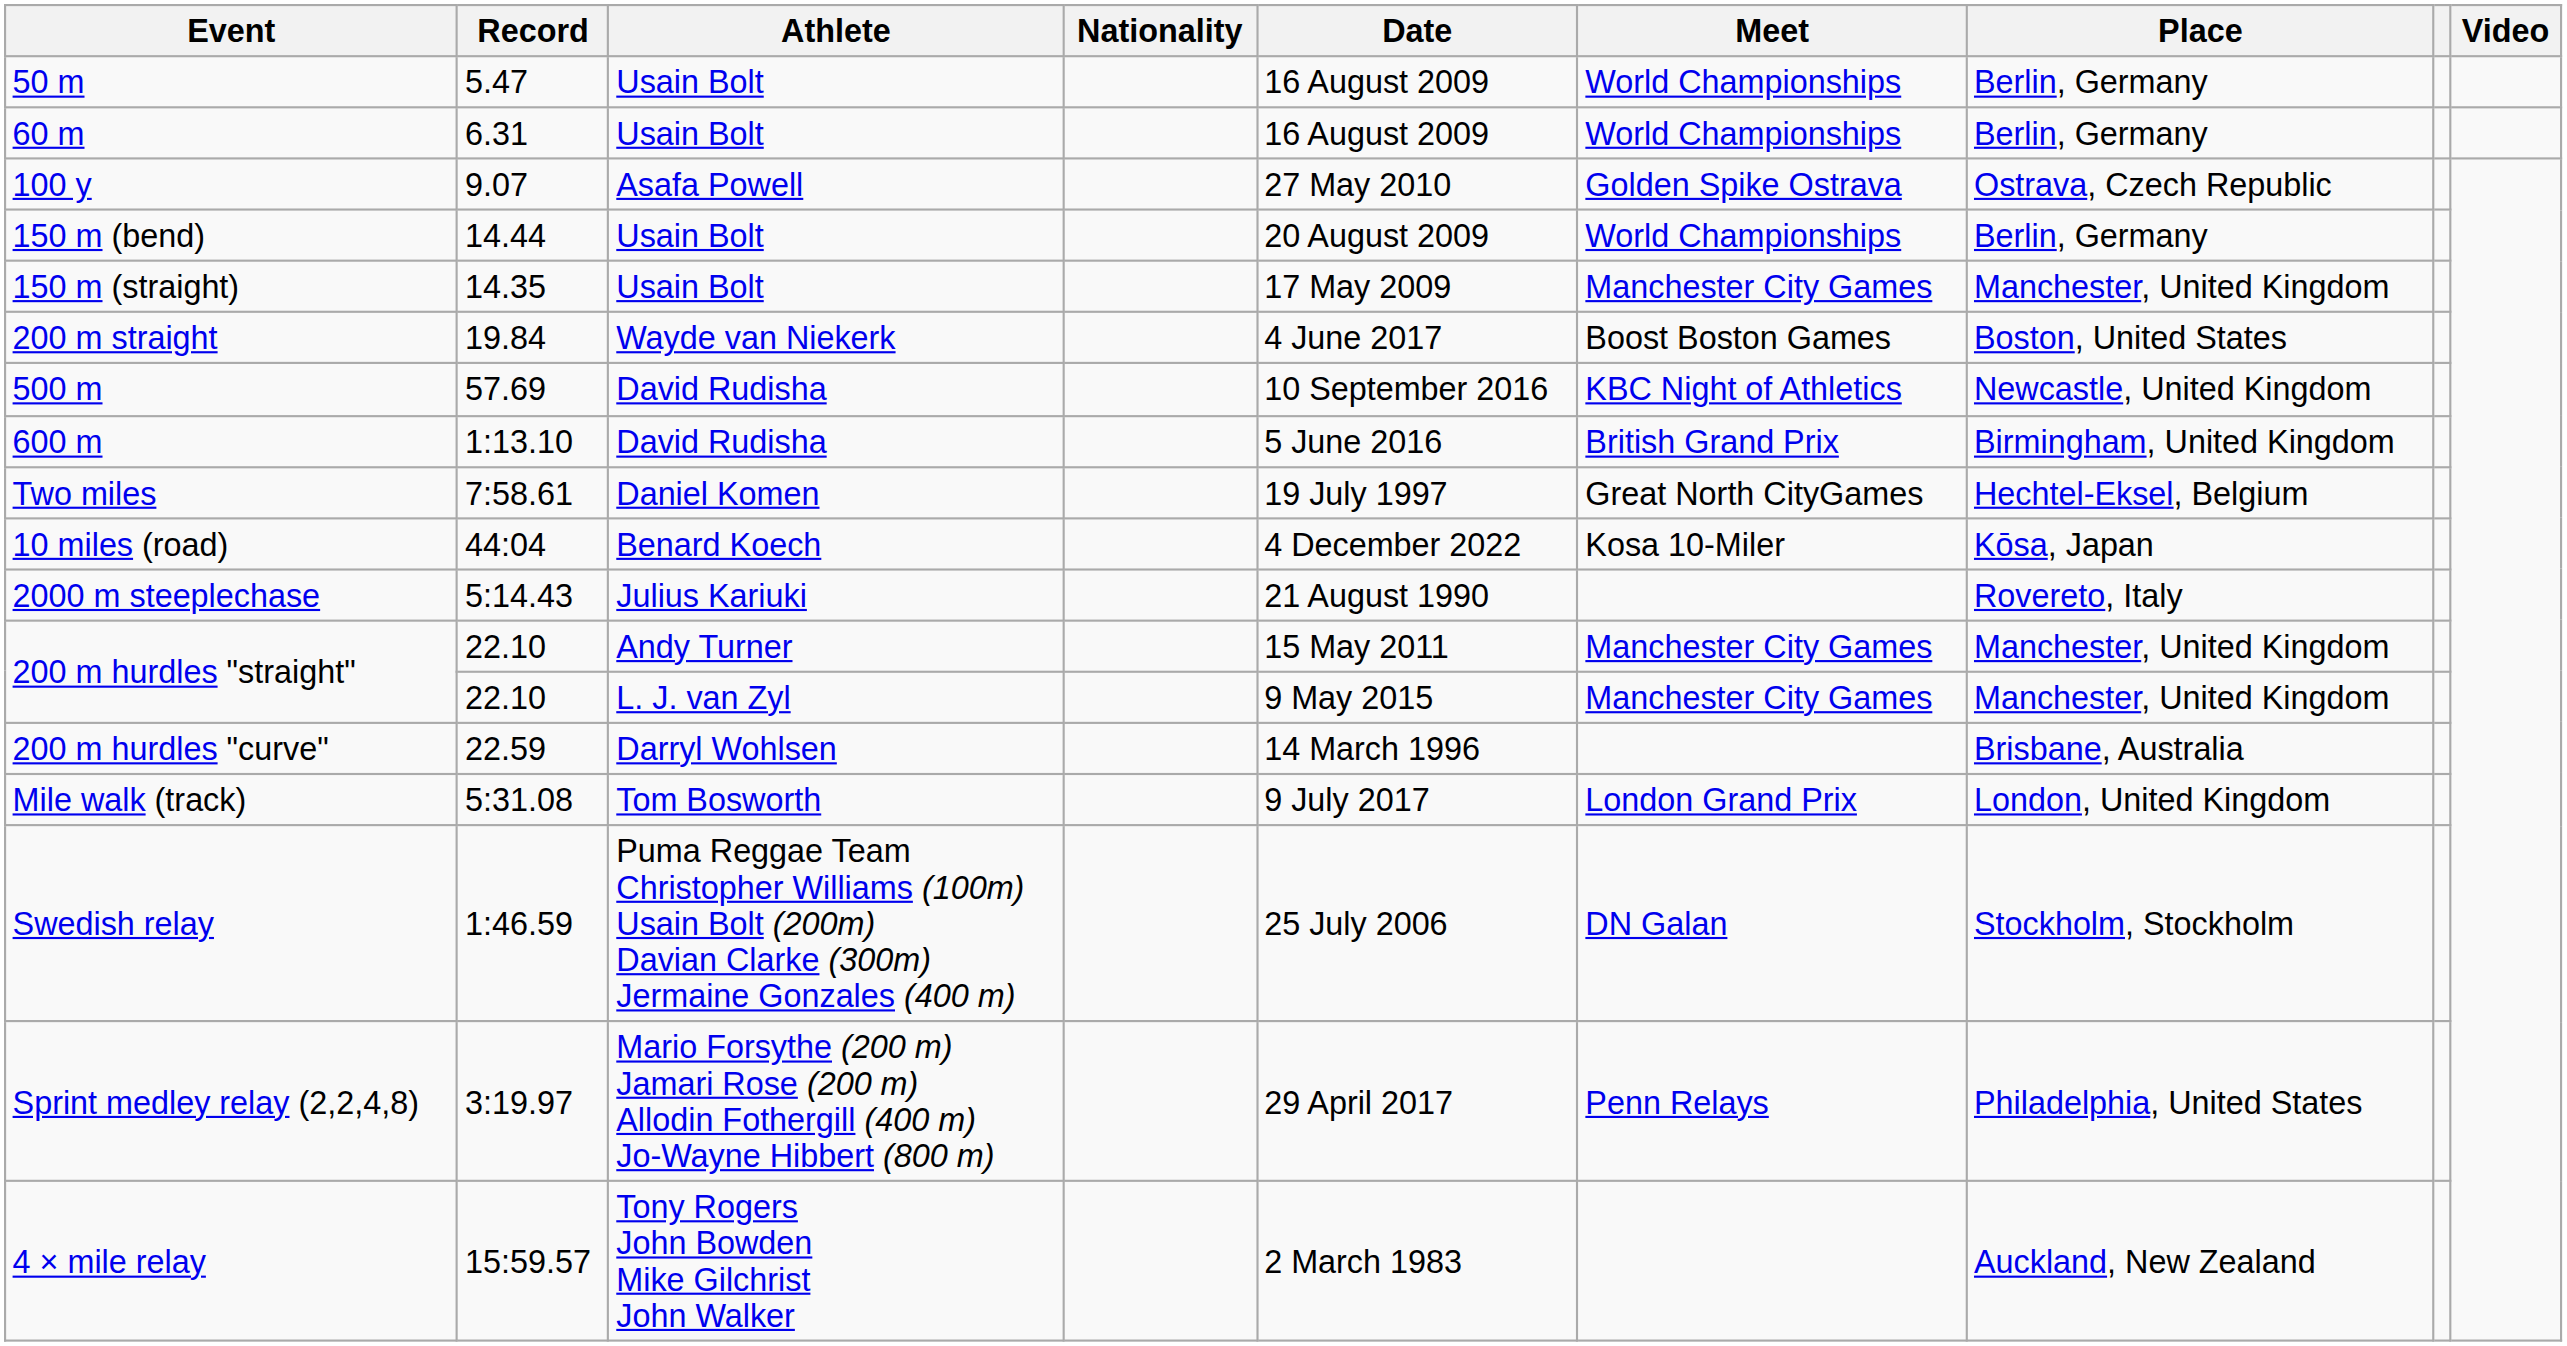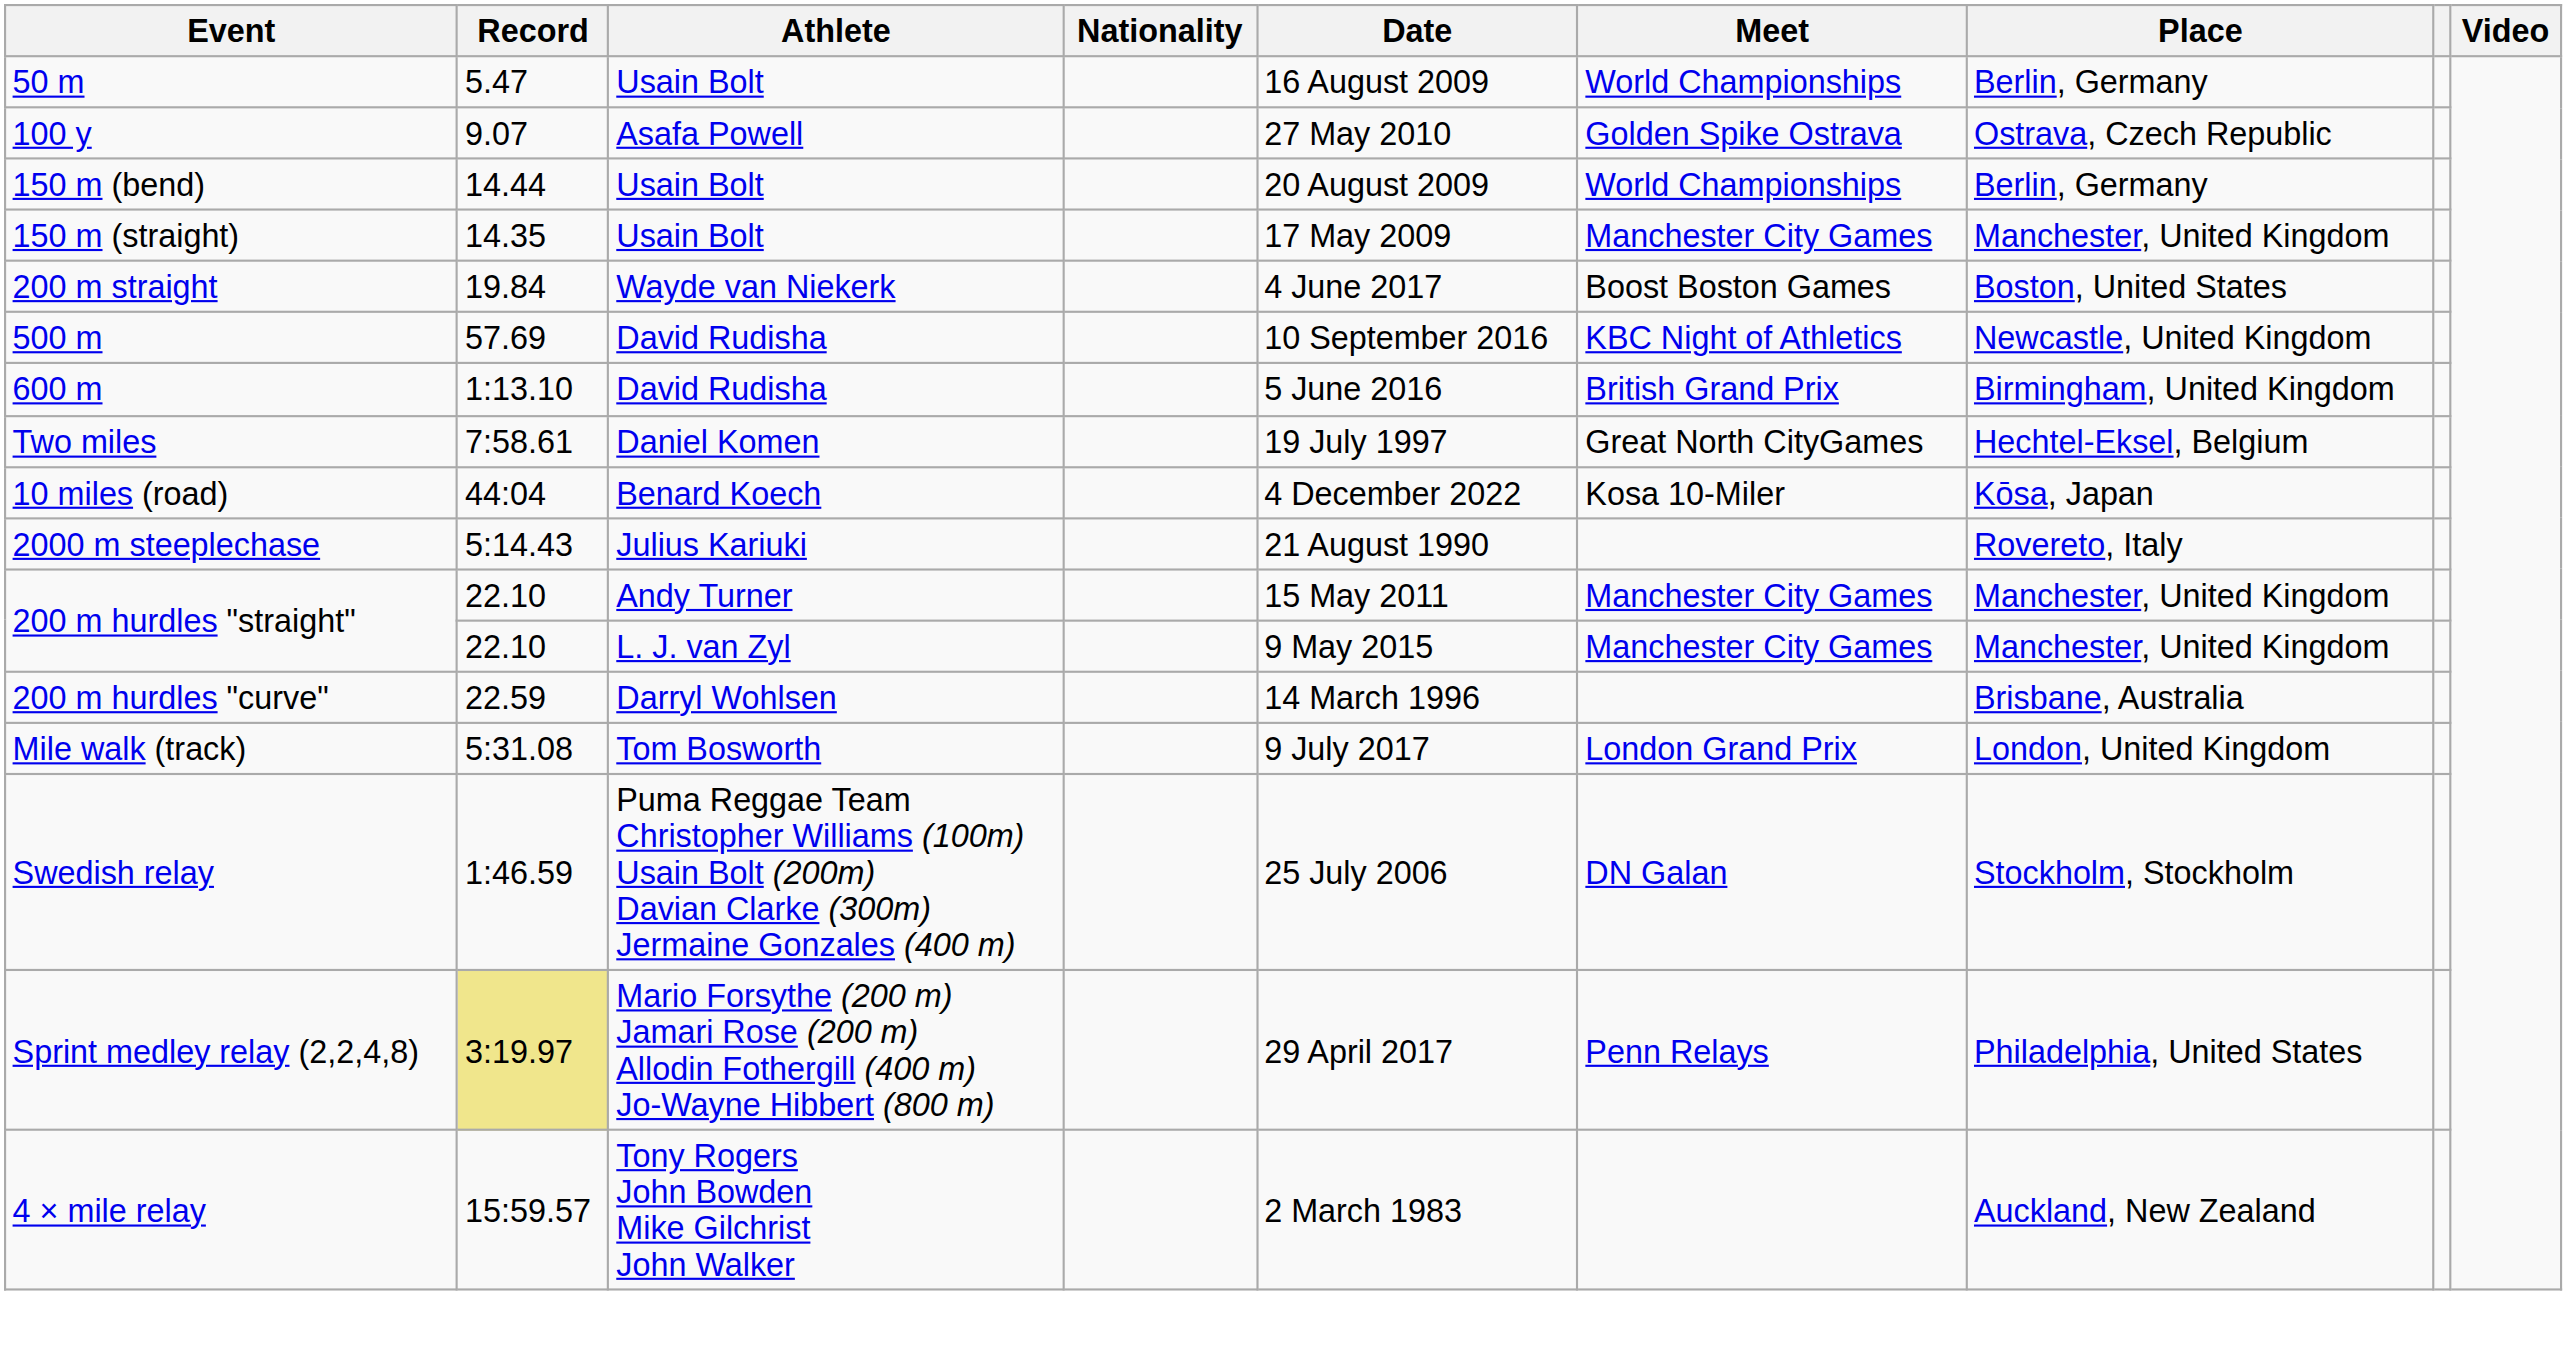- row: (49, 133)
(519, 1101) no background -> (519, 1050) khaki background
